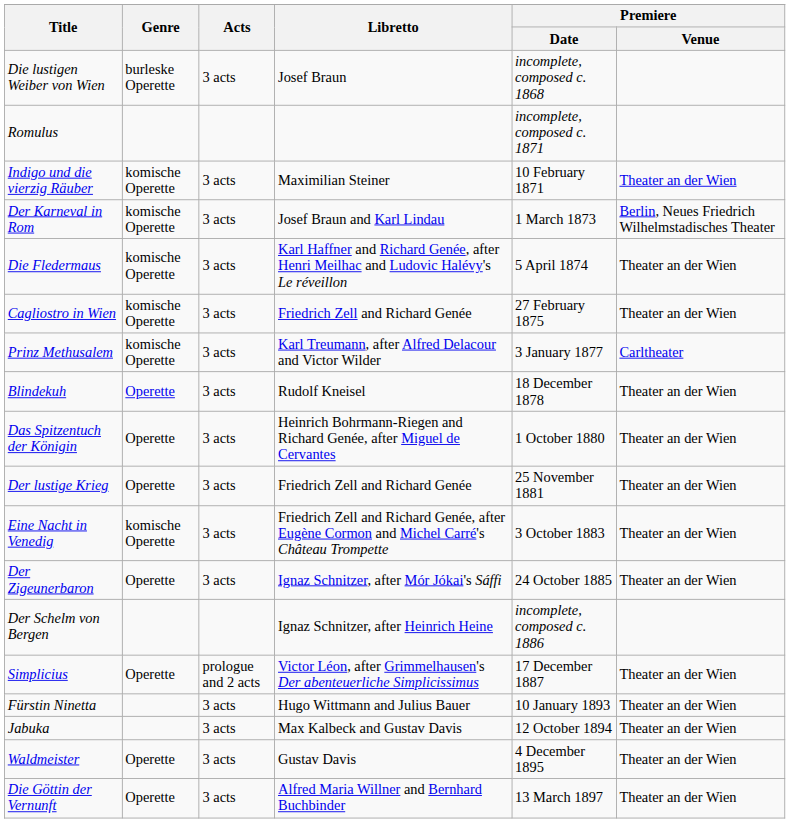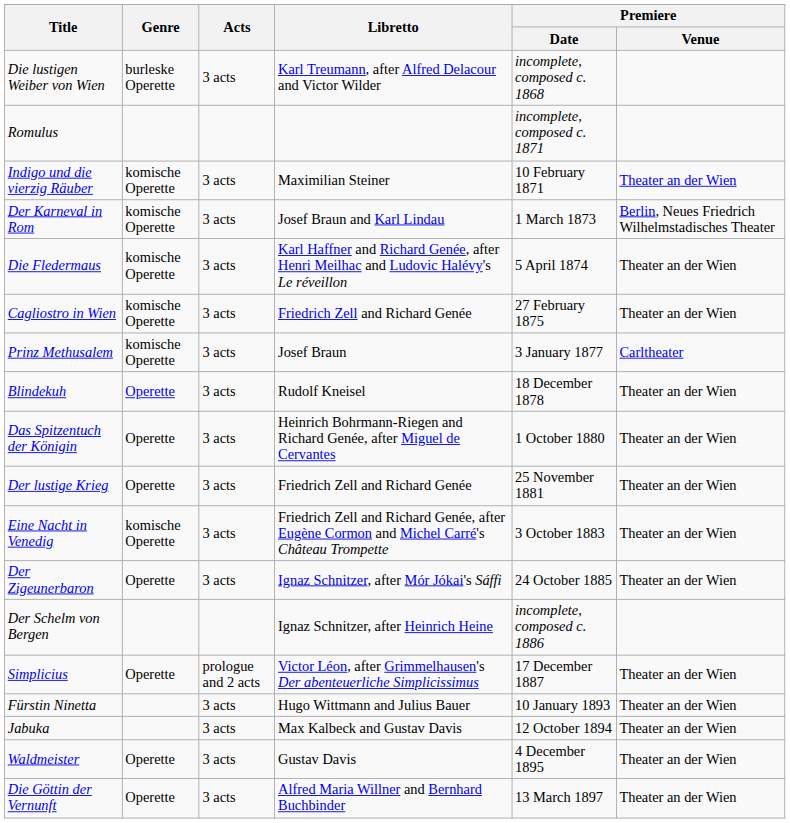(312, 77) Josef Braun -> (387, 77) Karl Treumann, after Alfred Delacour and Victor Wilder
(387, 352) Karl Treumann, after Alfred Delacour and Victor Wilder -> (312, 352) Josef Braun
